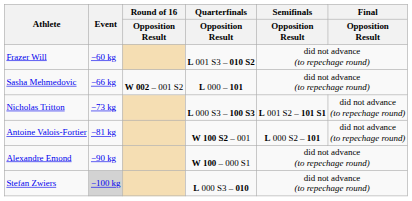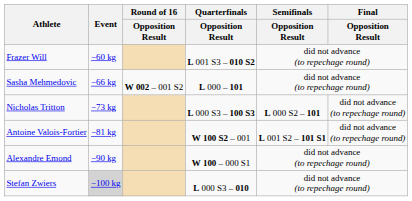(292, 113) L 001 S2 – 101 S1 -> (292, 113) L 000 S2 – 101
(292, 138) L 000 S2 – 101 -> (292, 138) L 001 S2 – 101 S1
